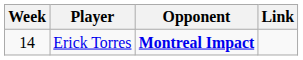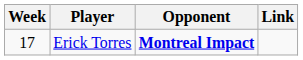(27, 42) 14 -> (27, 42) 17
